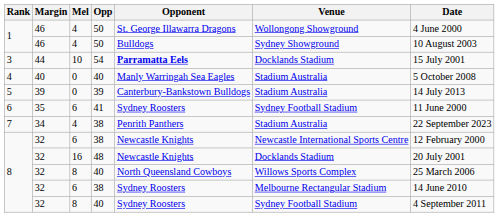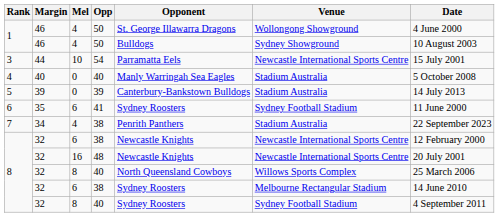(152, 60) bold -> (149, 60) normal
(294, 60) Docklands Stadium -> (332, 60) Newcastle International Sports Centre
(294, 156) Docklands Stadium -> (332, 156) Newcastle International Sports Centre
